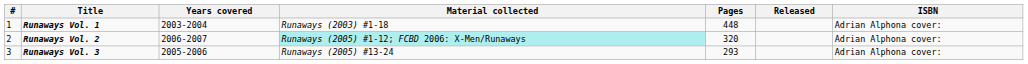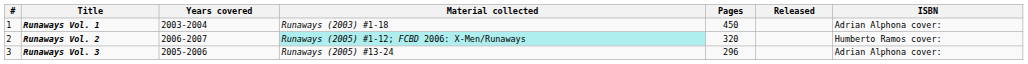(731, 25) 448 -> (731, 25) 450
(888, 39) Adrian Alphona cover: -> (888, 39) Humberto Ramos cover:
(731, 53) 293 -> (731, 53) 296
